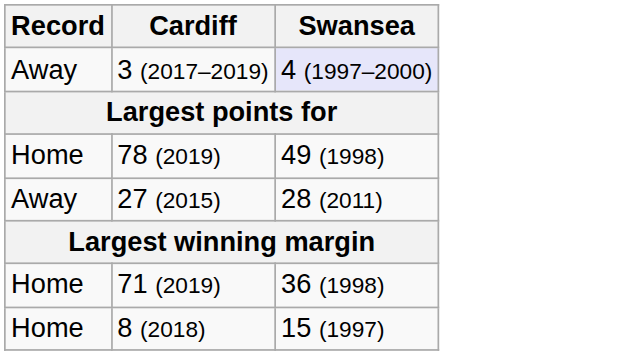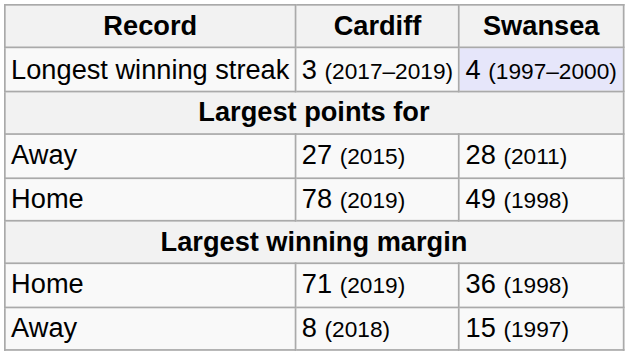(44, 69) Away -> (150, 69) Longest winning streak
rows swapped: (169, 155) <-> (169, 198)
(47, 328) Home -> (44, 328) Away
